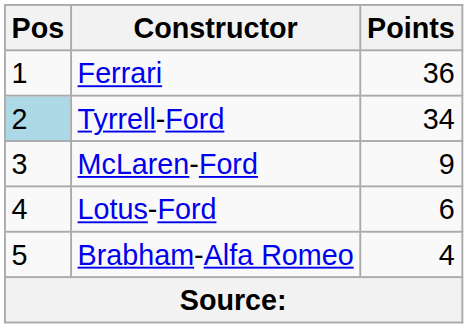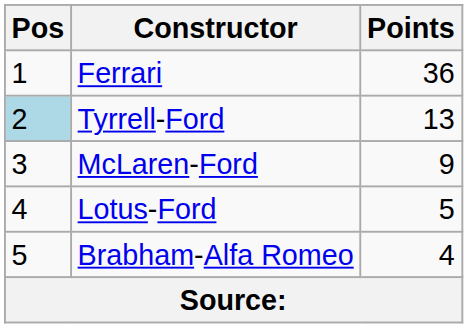(439, 119) 34 -> (439, 119) 13
(447, 210) 6 -> (447, 210) 5
